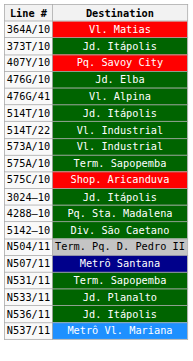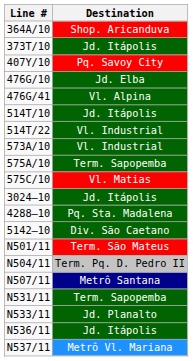(120, 30) Vl. Matias -> (120, 30) Shop. Aricanduva
(120, 180) Shop. Aricanduva -> (120, 180) Vl. Matias
+ row: (28, 247)
